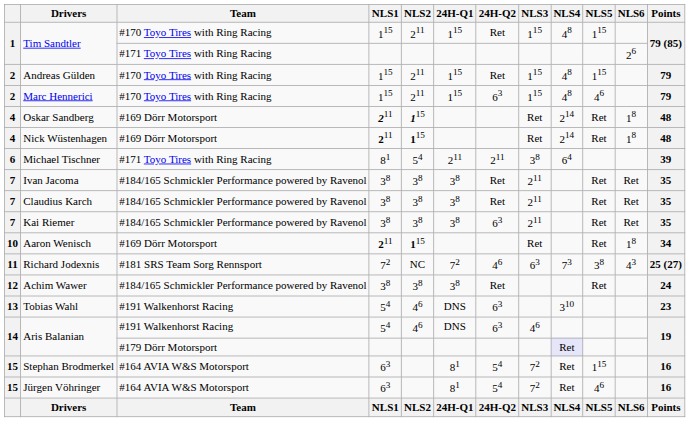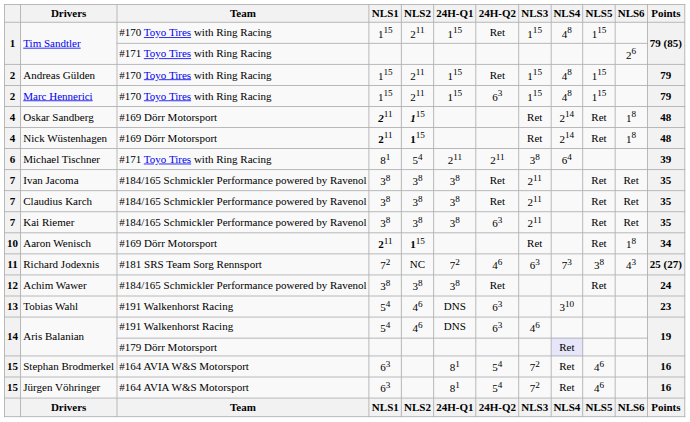(599, 95) 46 -> (599, 95) 115
(599, 366) 115 -> (599, 366) 46
